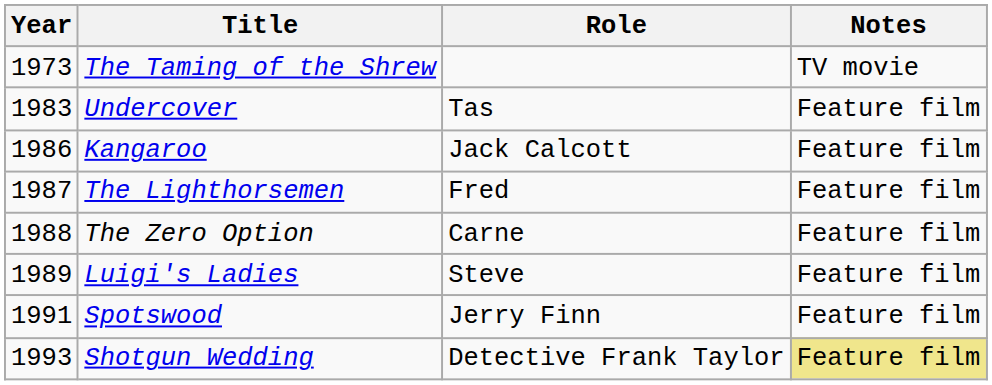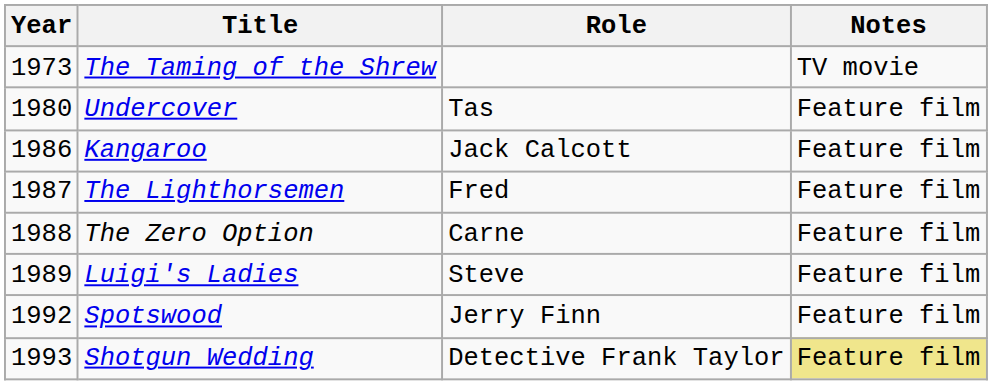(42, 109) 1983 -> (42, 109) 1980
(42, 316) 1991 -> (42, 316) 1992
